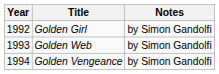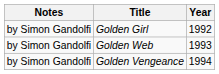columns swapped: (18, 13) <-> (170, 13)
